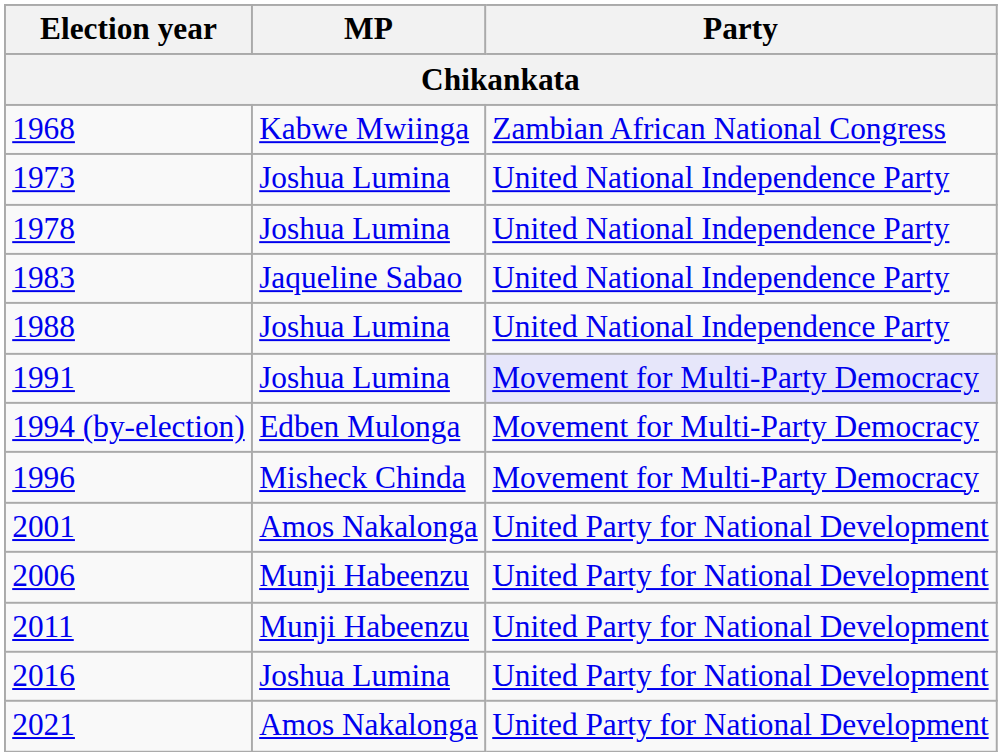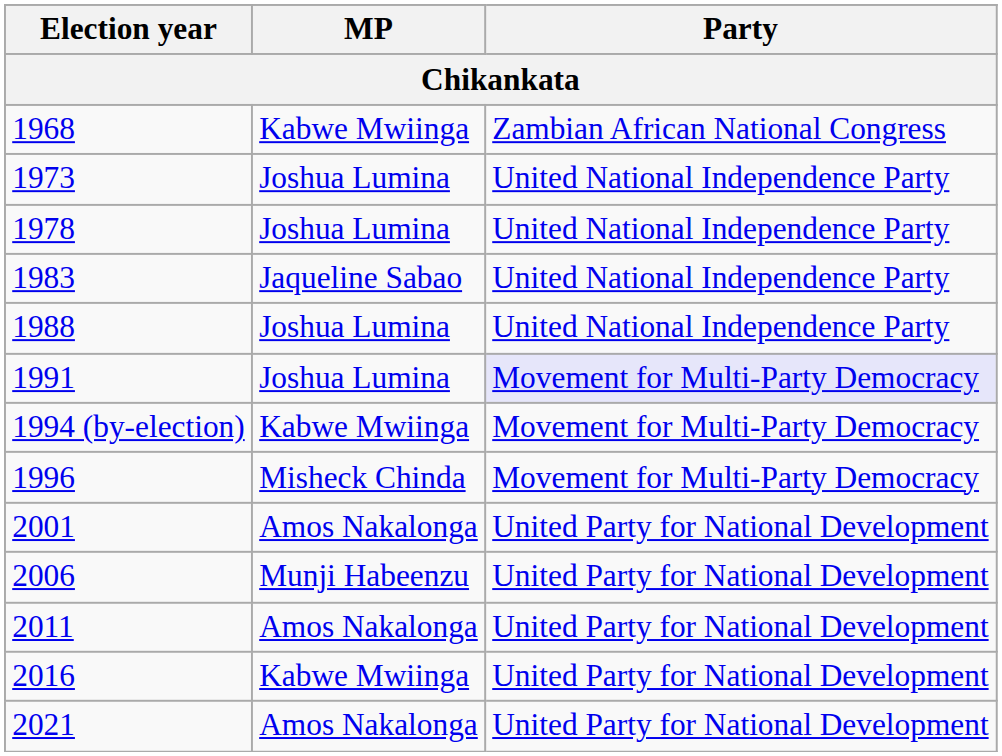(360, 427) Edben Mulonga -> (364, 427) Kabwe Mwiinga
(364, 626) Munji Habeenzu -> (368, 626) Amos Nakalonga
(355, 675) Joshua Lumina -> (364, 675) Kabwe Mwiinga
